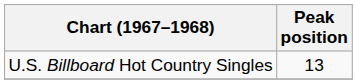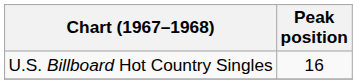(314, 65) 13 -> (314, 65) 16
